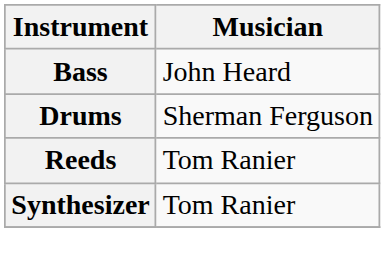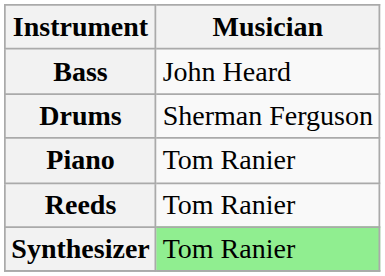+ row: (81, 159)
(229, 204) no background -> (229, 248) lightgreen background
